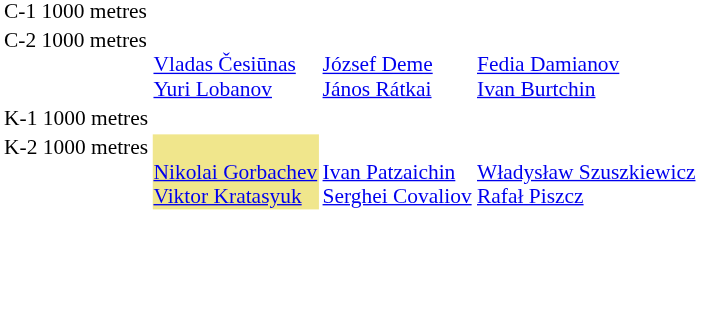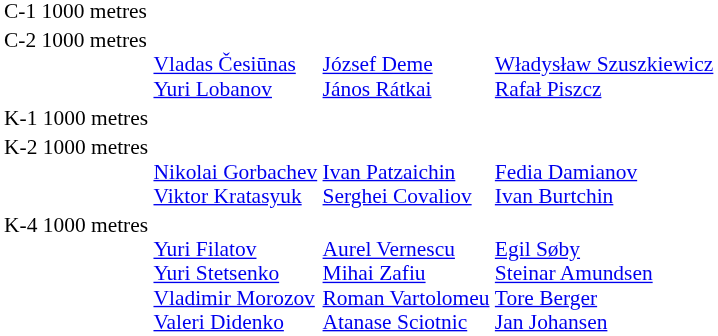(548, 76) Fedia Damianov Ivan Burtchin -> (604, 76) Władysław Szuszkiewicz Rafał Piszcz
(235, 183) khaki background -> (235, 183) no background
(586, 183) Władysław Szuszkiewicz Rafał Piszcz -> (566, 183) Fedia Damianov Ivan Burtchin
+ row: (76, 225)
